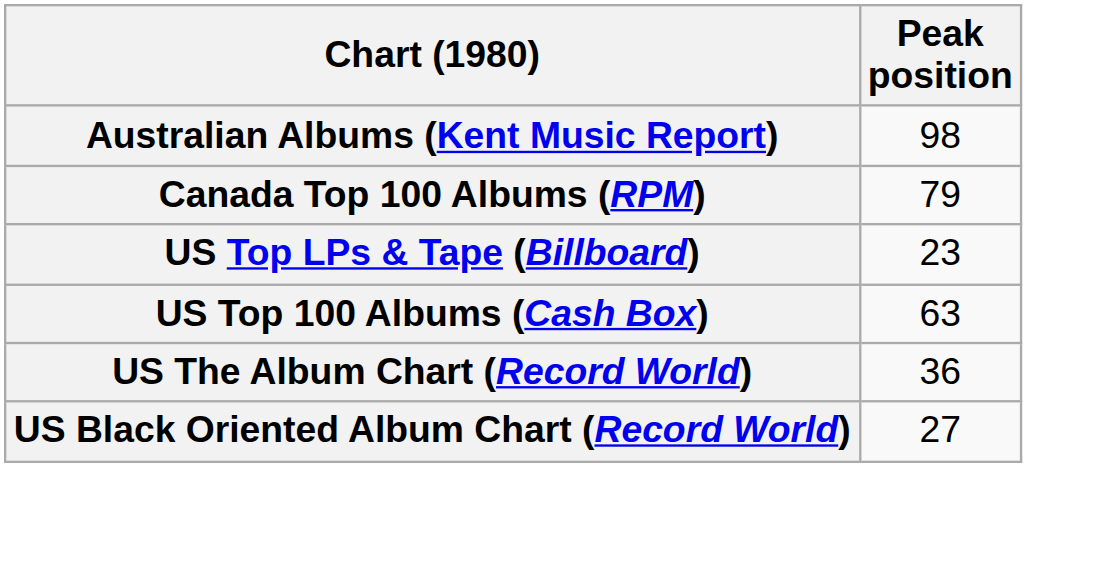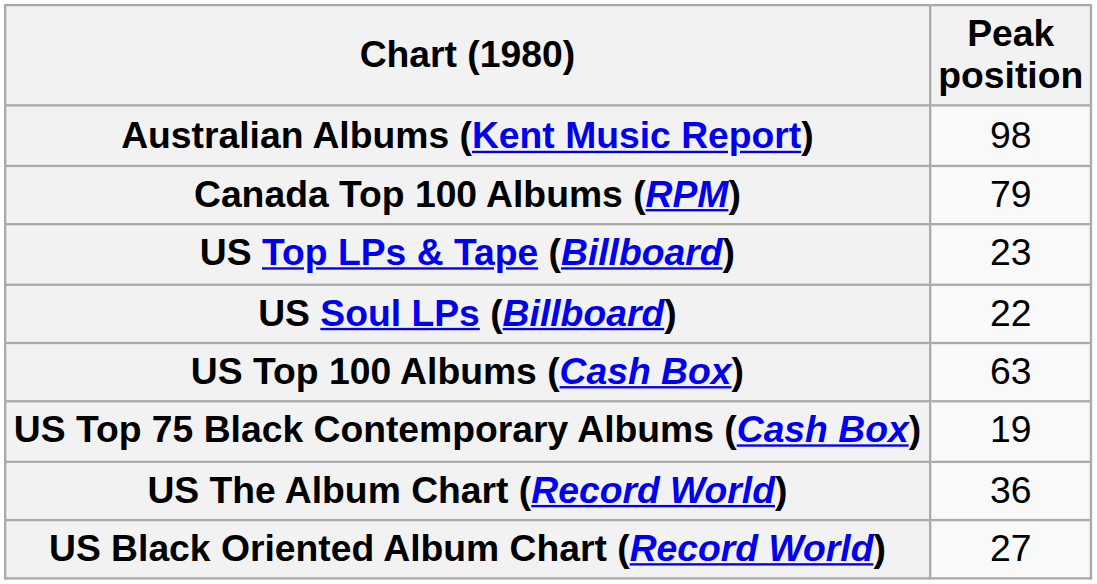+ row: (467, 312)
+ row: (467, 430)
